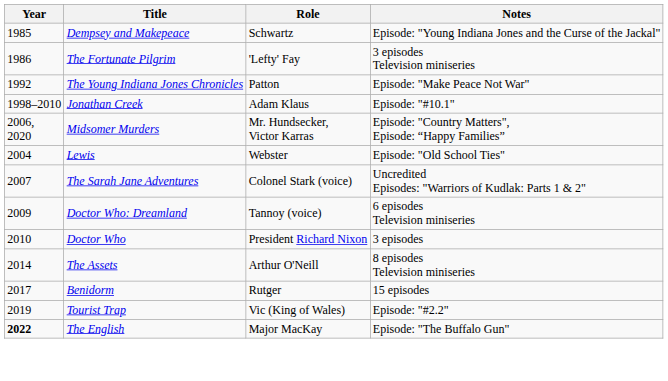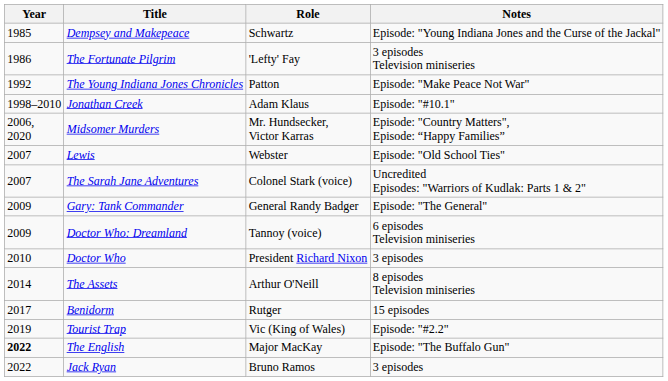(19, 155) 2004 -> (19, 155) 2007
+ row: (125, 206)
+ row: (91, 366)
